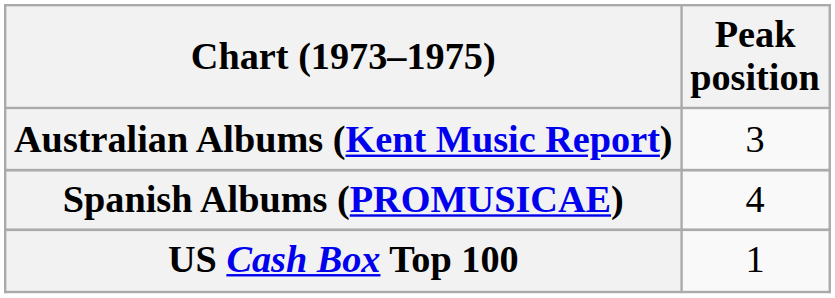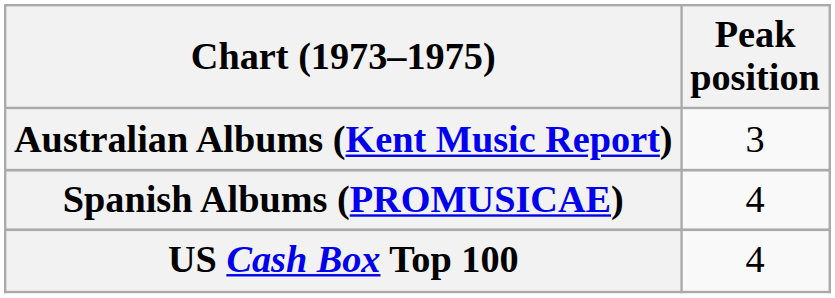(755, 259) 1 -> (755, 259) 4
